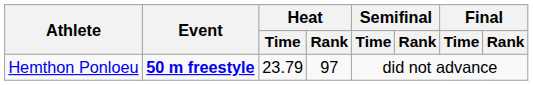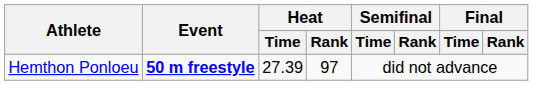(283, 68) 23.79 -> (283, 68) 27.39
